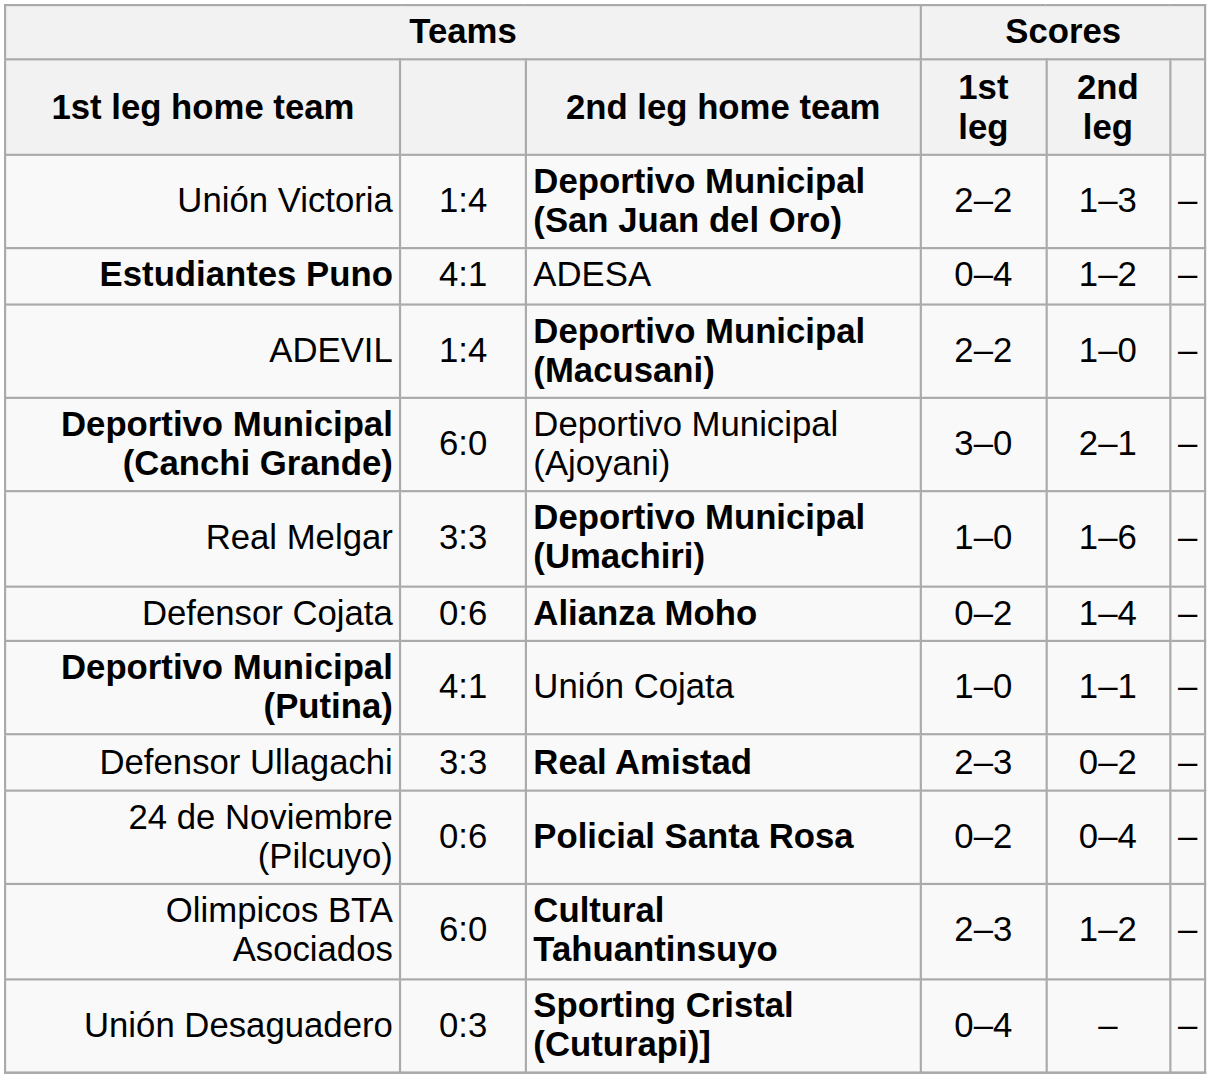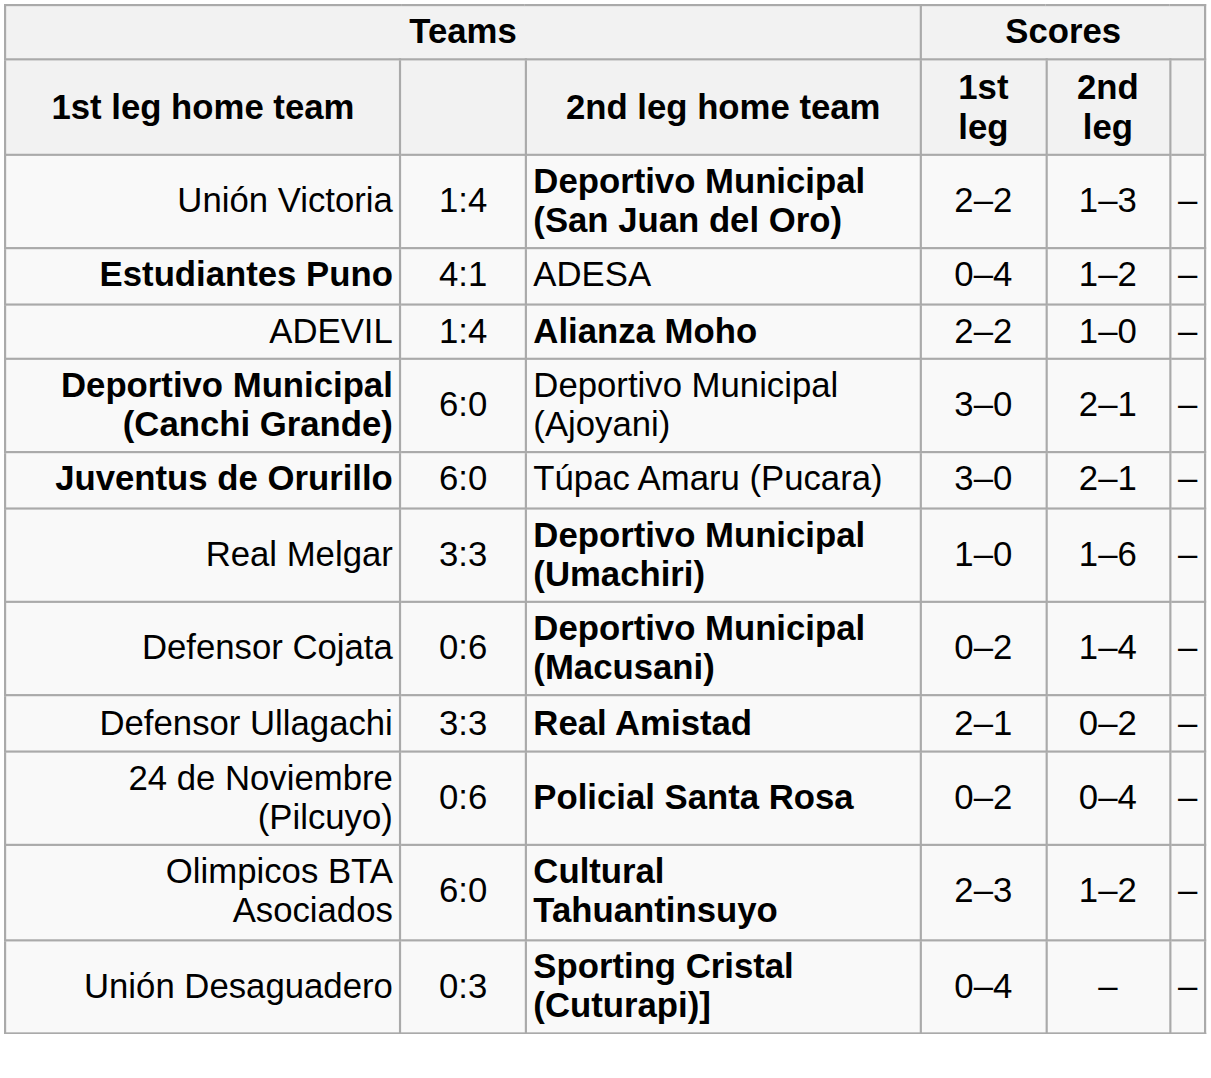(699, 349) Deportivo Municipal (Macusani) -> (645, 330) Alianza Moho
+ row: (224, 479)
(645, 612) Alianza Moho -> (699, 648) Deportivo Municipal (Macusani)
- row: (227, 687)
(983, 761) 2–3 -> (983, 722) 2–1
